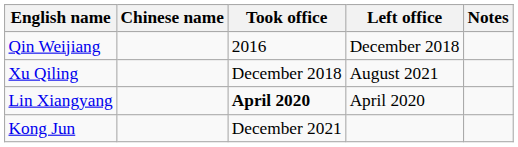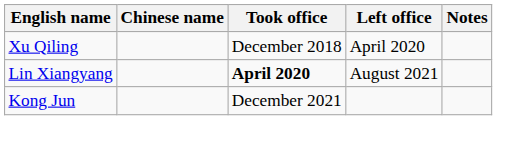- row: (54, 45)
(394, 73) August 2021 -> (387, 45) April 2020
(387, 100) April 2020 -> (394, 73) August 2021
